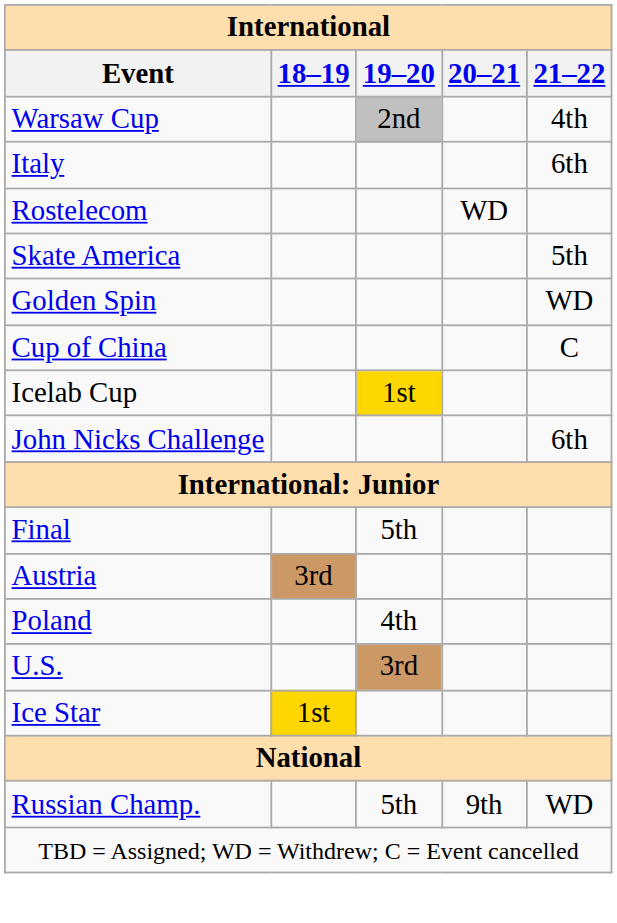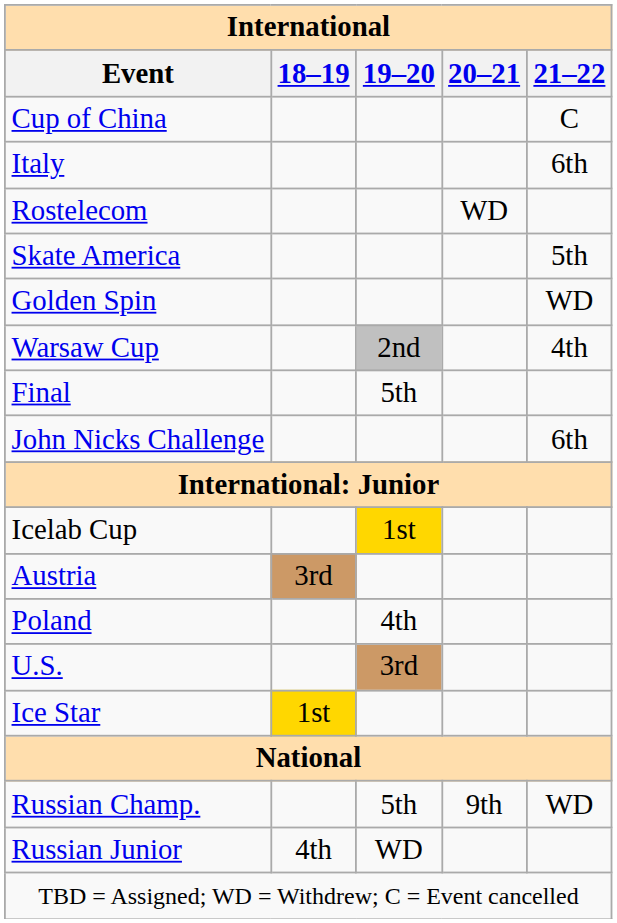rows swapped: (89, 347) <-> (85, 118)
rows swapped: (74, 392) <-> (41, 529)
+ row: (97, 849)
